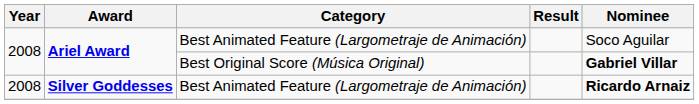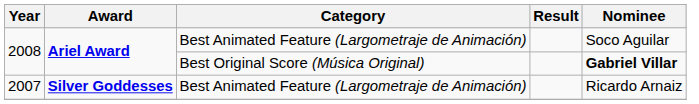(24, 87) 2008 -> (24, 87) 2007
(638, 87) bold -> (634, 87) normal
